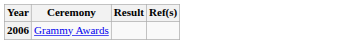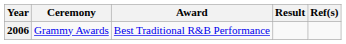+ column: (192, 13)
